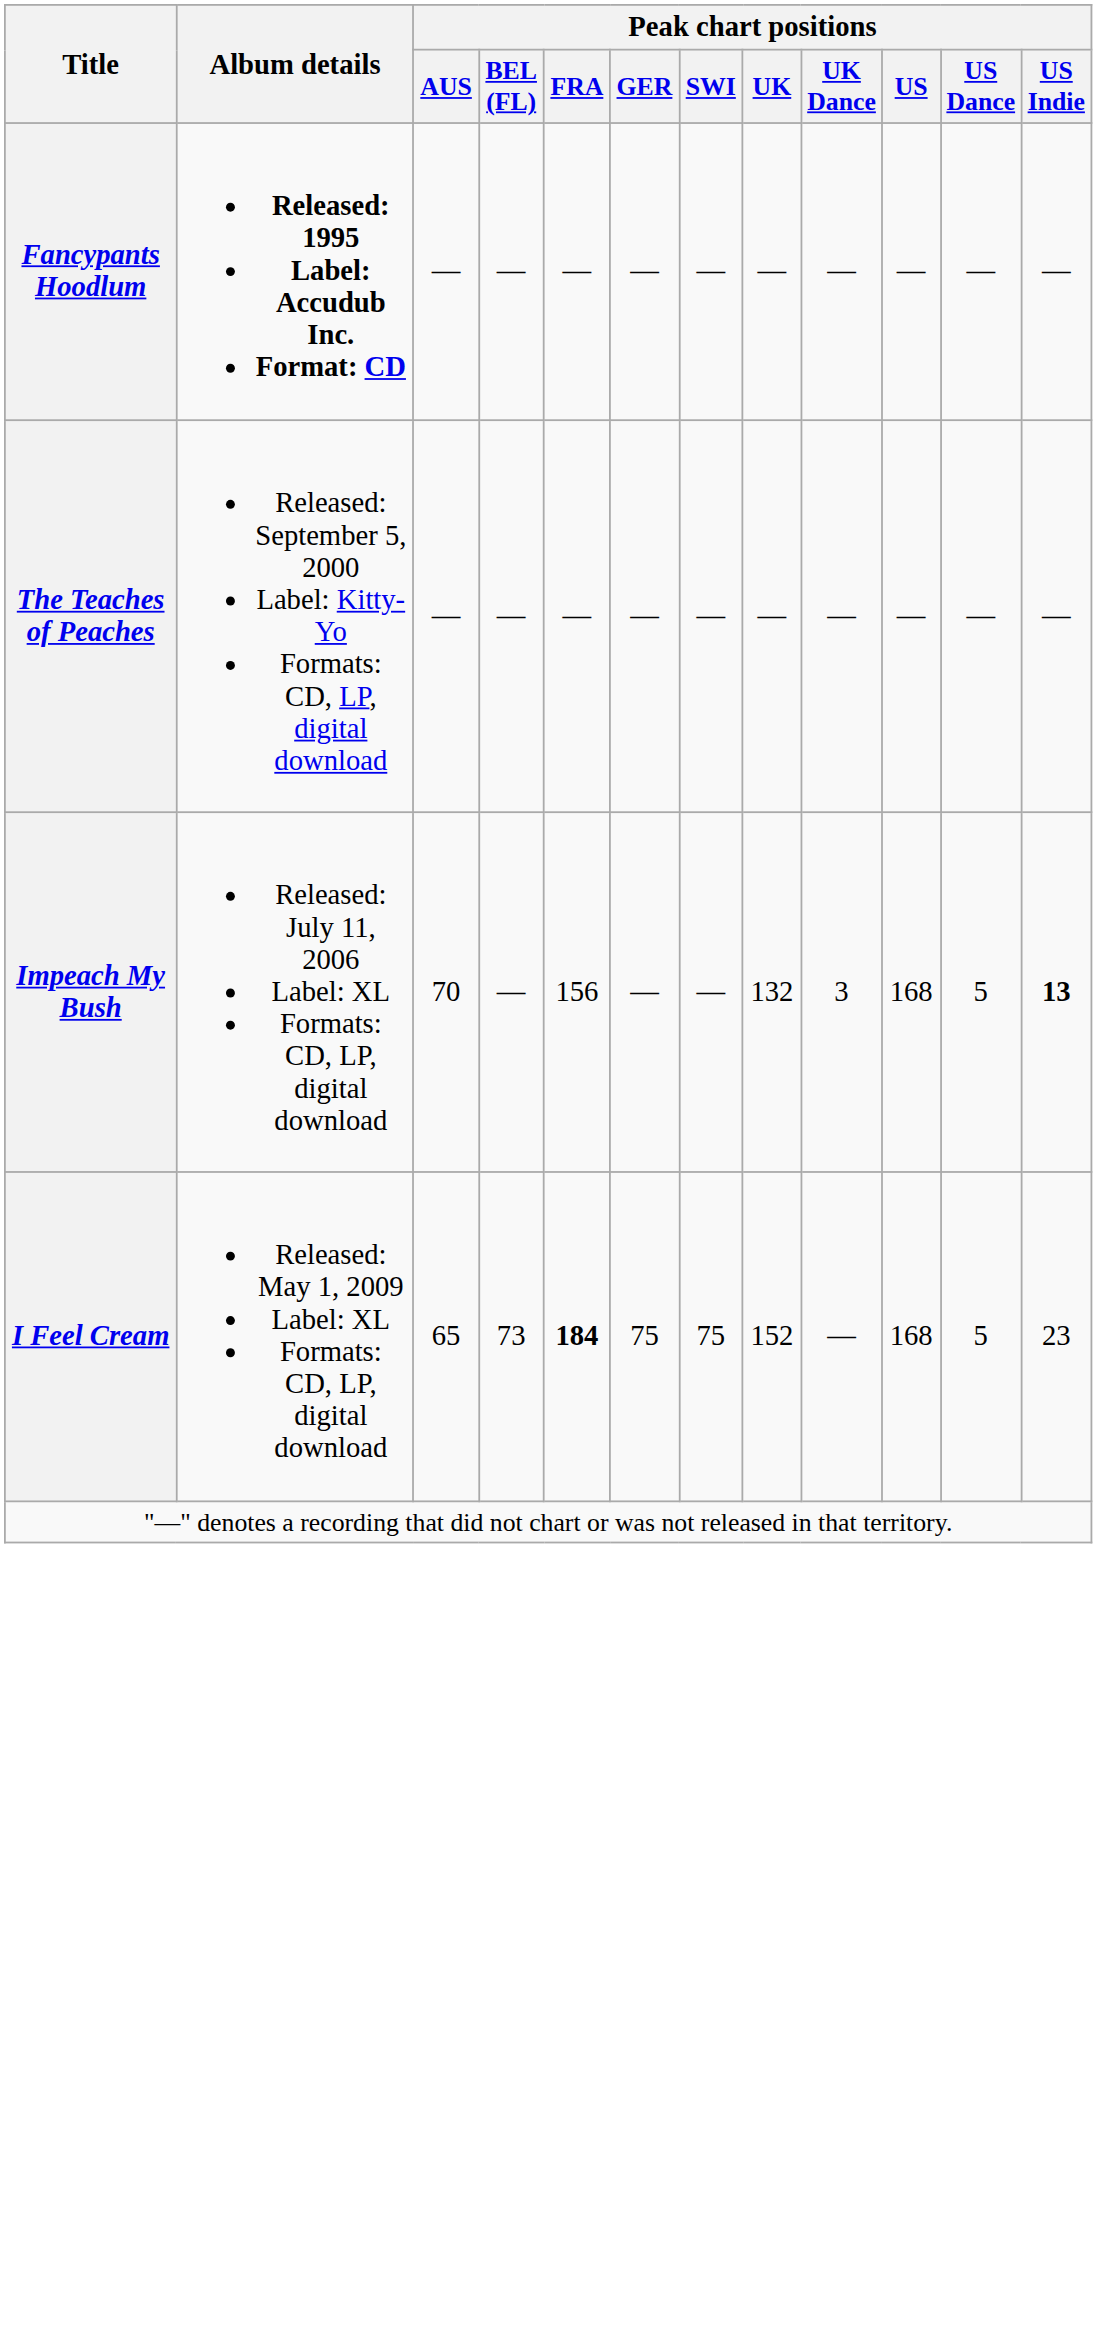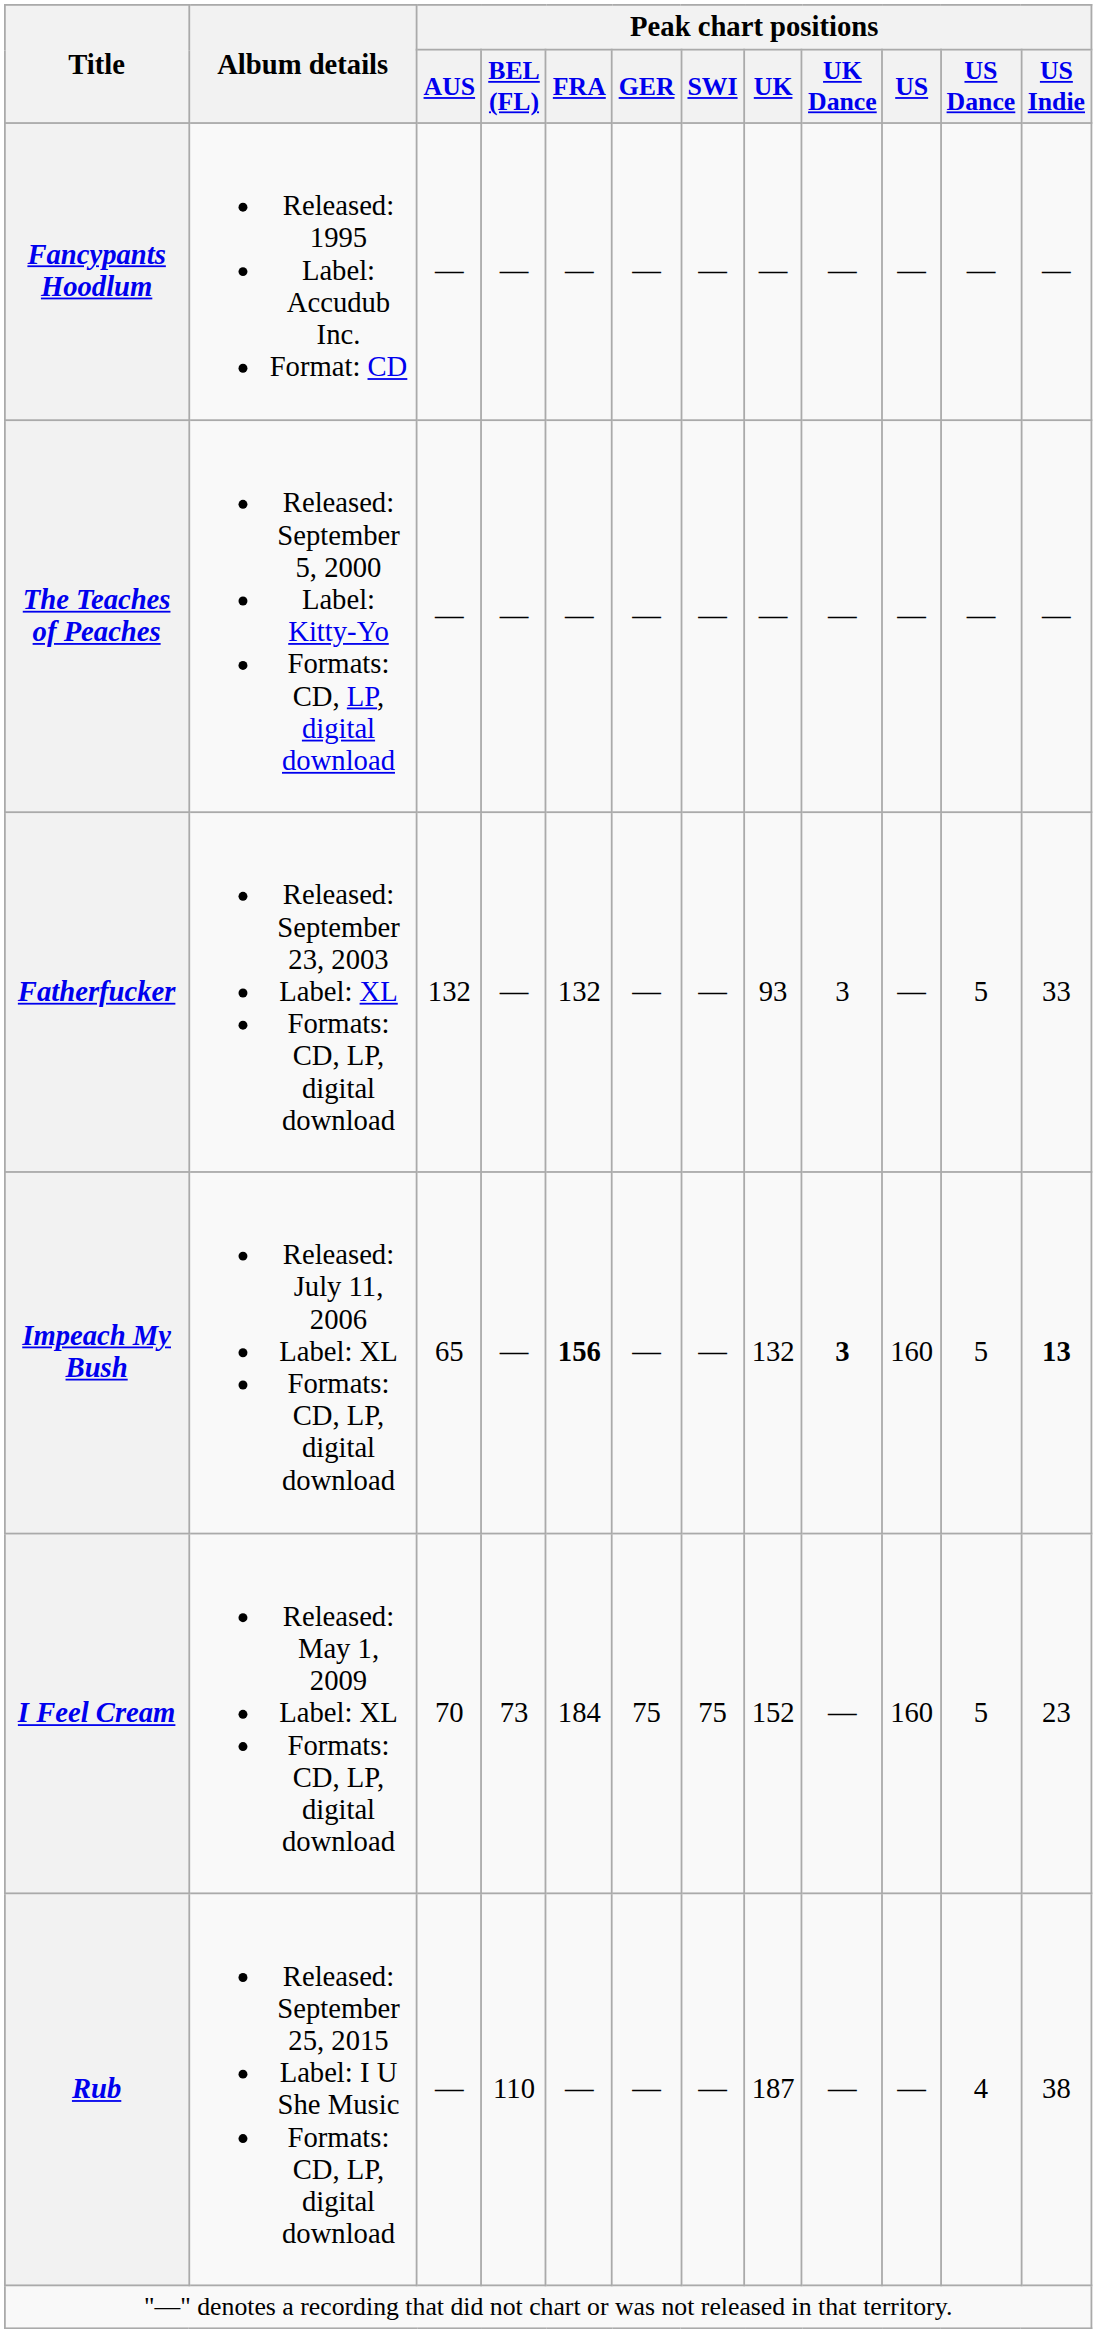(295, 287) bold -> (303, 287) normal
+ row: (97, 991)
(446, 991) 70 -> (449, 1352) 65
(577, 991) normal -> (579, 1352) bold
(842, 991) normal -> (842, 1352) bold
(911, 991) 168 -> (912, 1352) 160
(446, 1336) 65 -> (449, 1712) 70
(577, 1336) bold -> (579, 1712) normal
(911, 1336) 168 -> (912, 1712) 160
+ row: (97, 2089)
